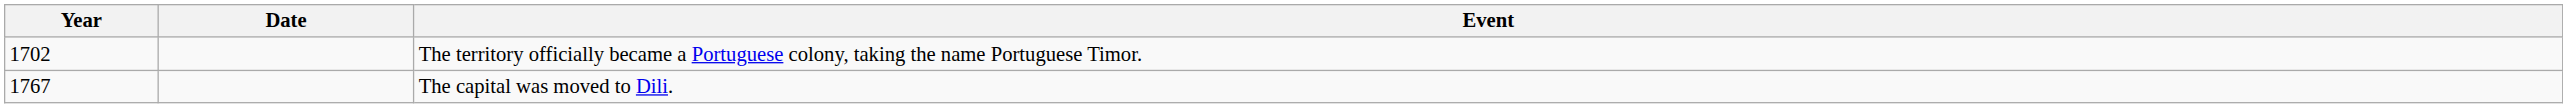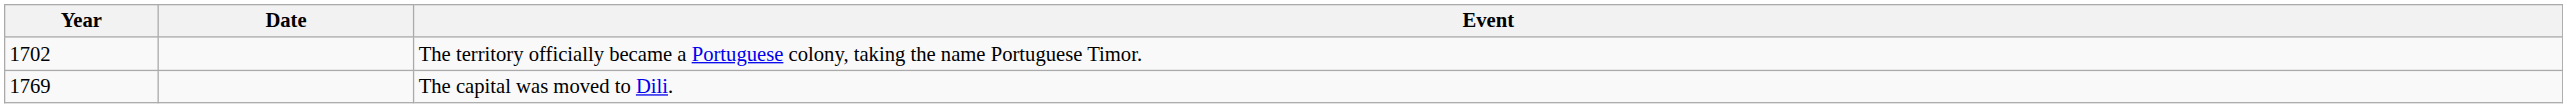(30, 86) 1767 -> (30, 86) 1769
